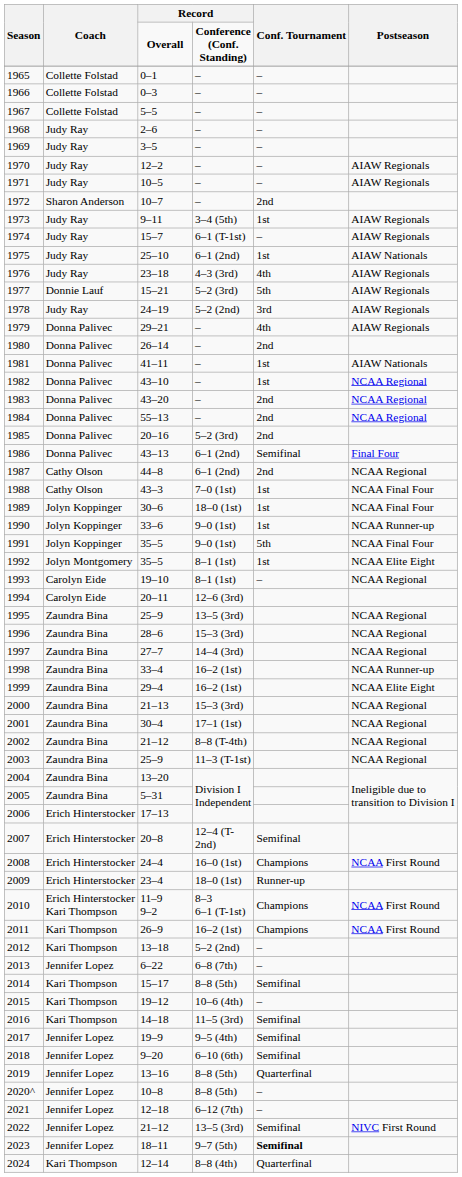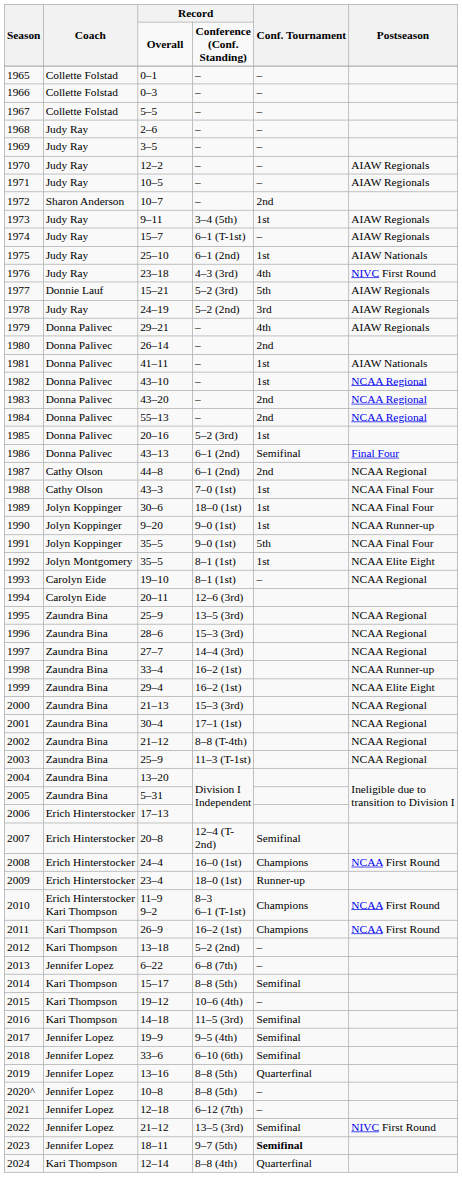(390, 273) AIAW Regionals -> (394, 273) NIVC First Round
(265, 435) 2nd -> (263, 435) 1st
(152, 525) 33–6 -> (152, 525) 9–20
(152, 1055) 9–20 -> (152, 1055) 33–6
